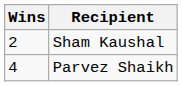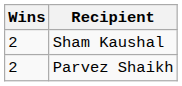(13, 68) 4 -> (13, 68) 2
